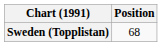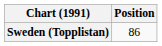(134, 32) 68 -> (134, 32) 86
